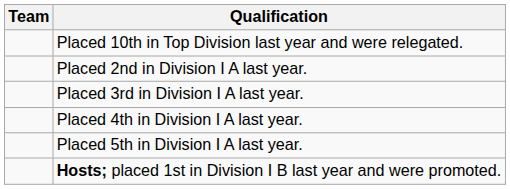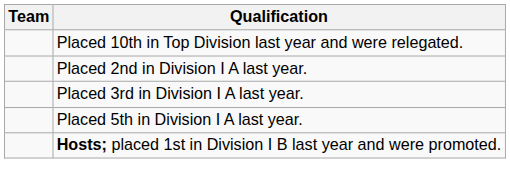- row: (180, 119)
